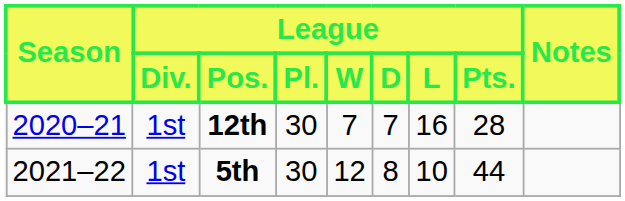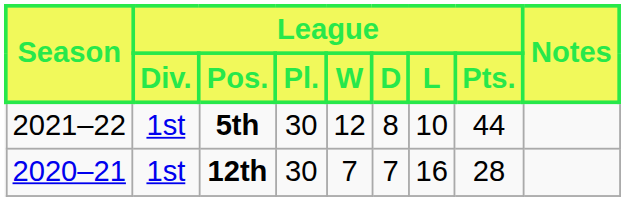rows swapped: (237, 125) <-> (237, 171)
